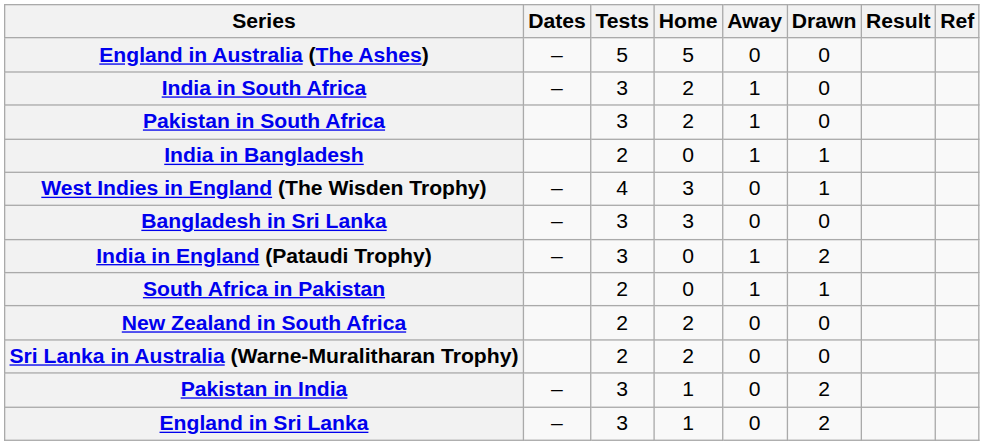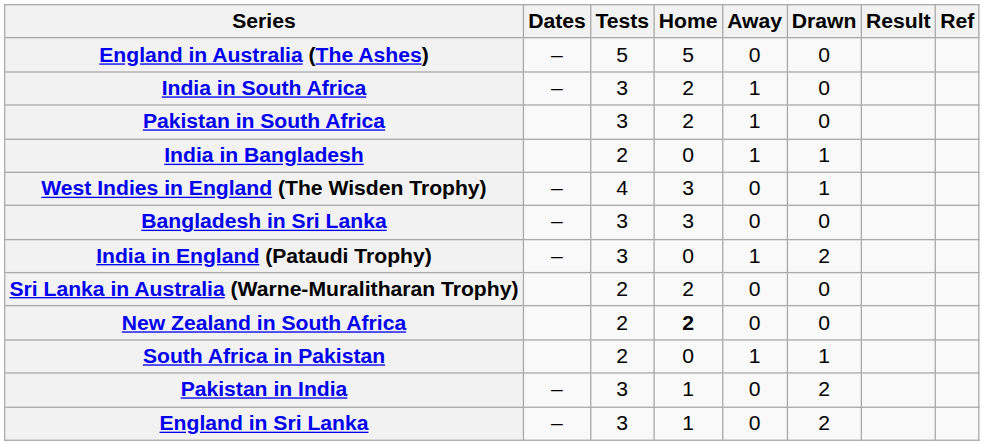rows swapped: (264, 289) <-> (264, 356)
(688, 322) normal -> (688, 322) bold
